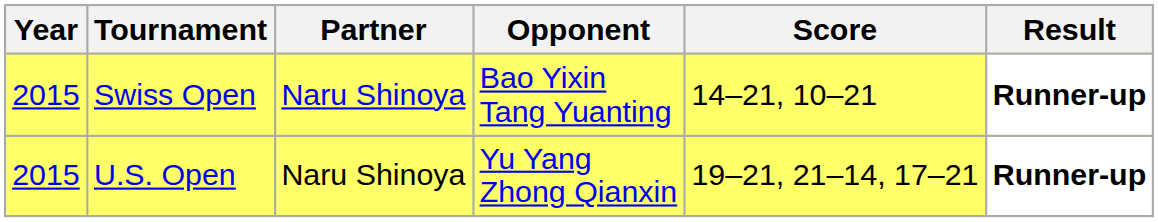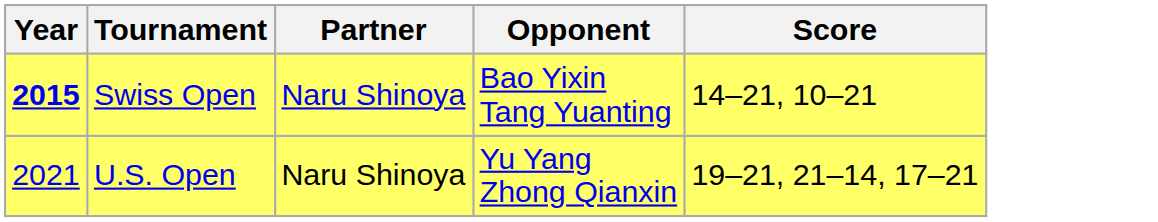- column: (1069, 29)
(46, 94) normal -> (46, 94) bold
(46, 176) 2015 -> (46, 176) 2021
